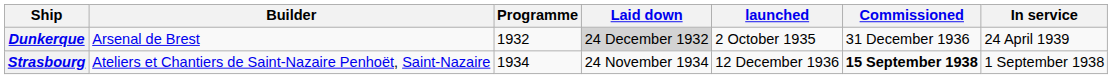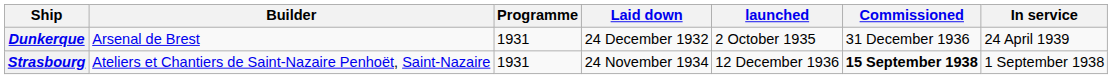(513, 39) 1932 -> (513, 39) 1931
(647, 39) lightgrey background -> (647, 39) no background
(513, 62) 1934 -> (513, 62) 1931
